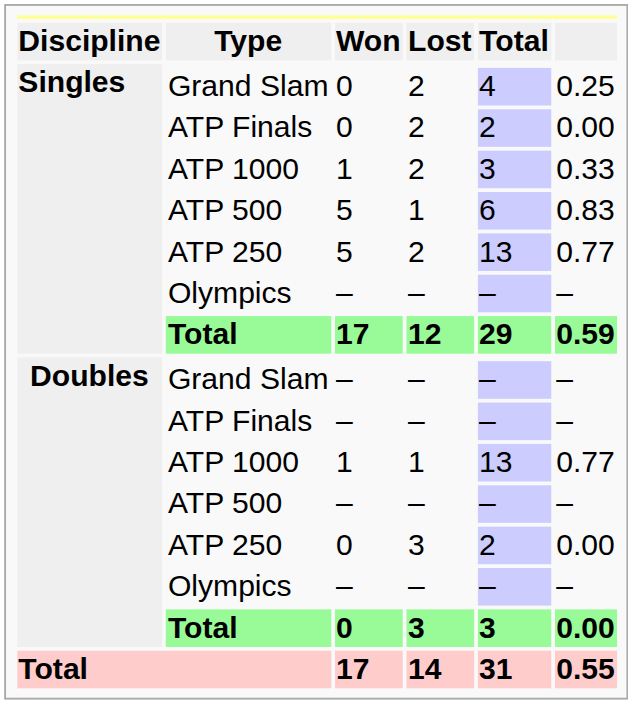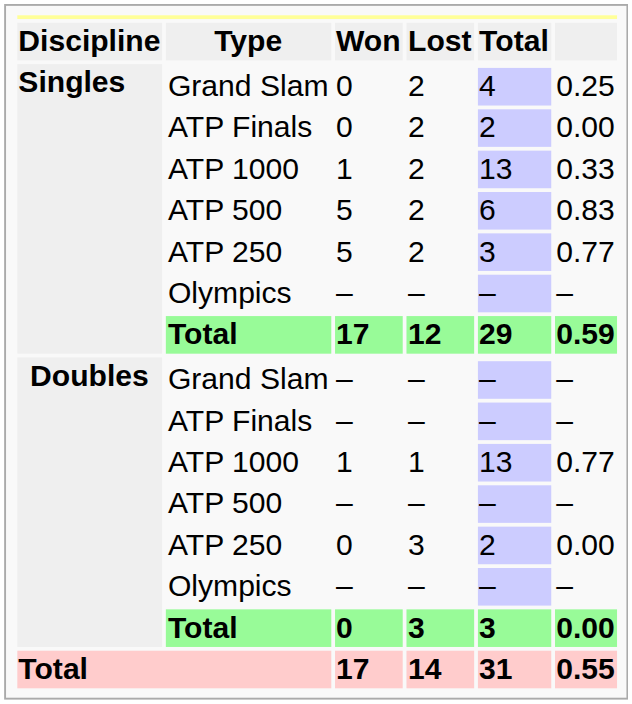(487, 169) 3 -> (496, 169) 13
(416, 210) 1 -> (416, 210) 2
(496, 252) 13 -> (487, 252) 3
